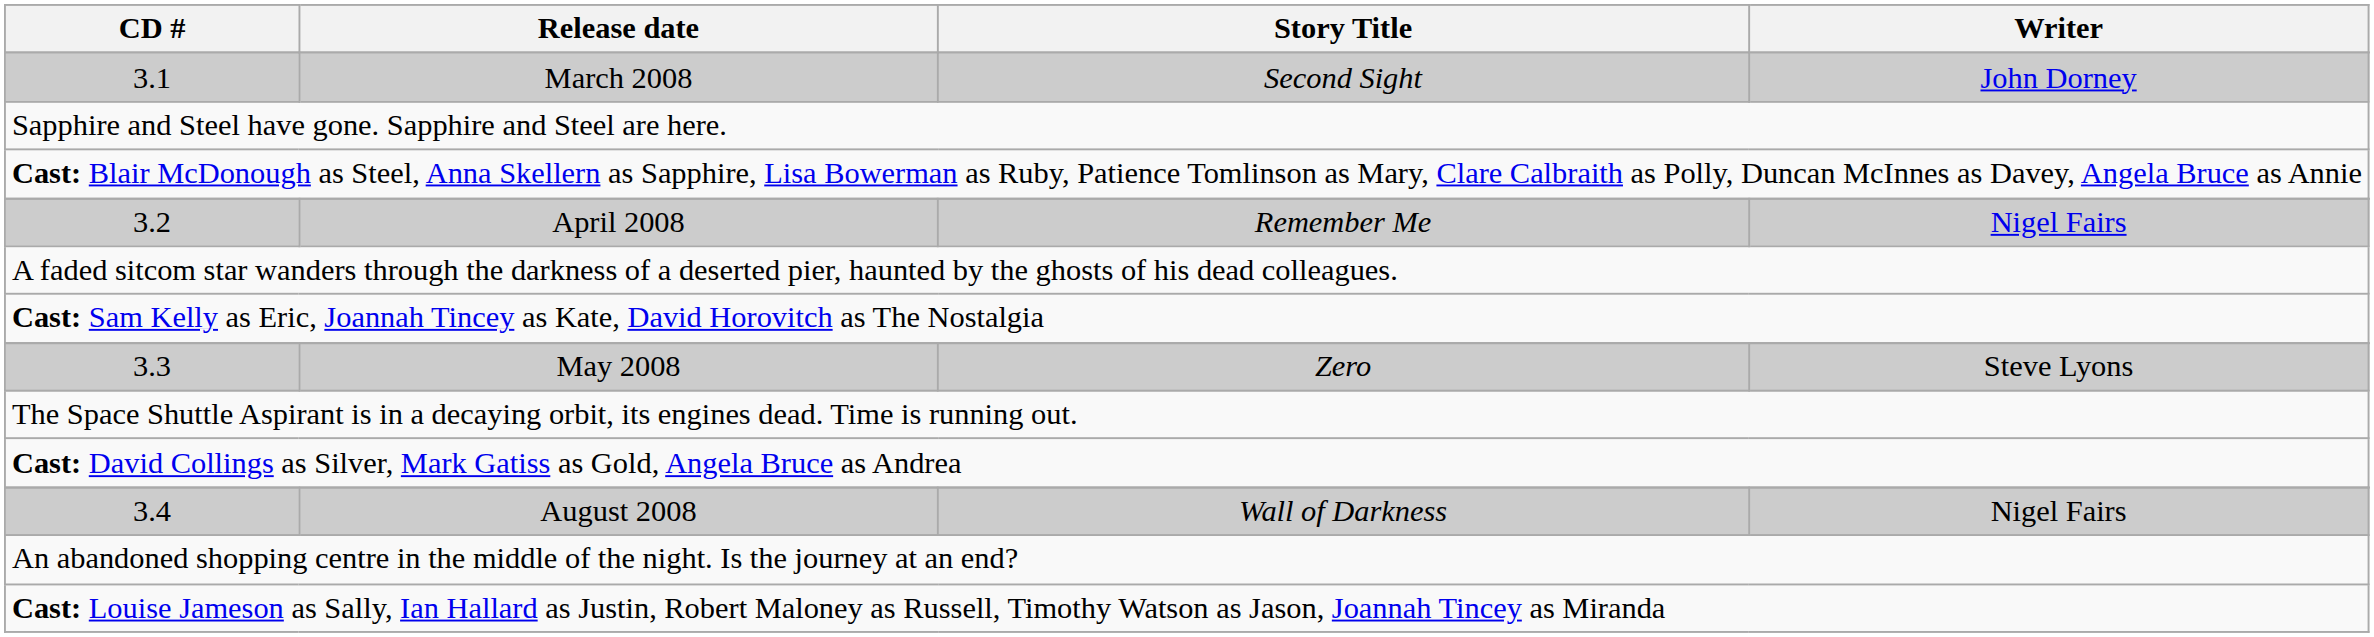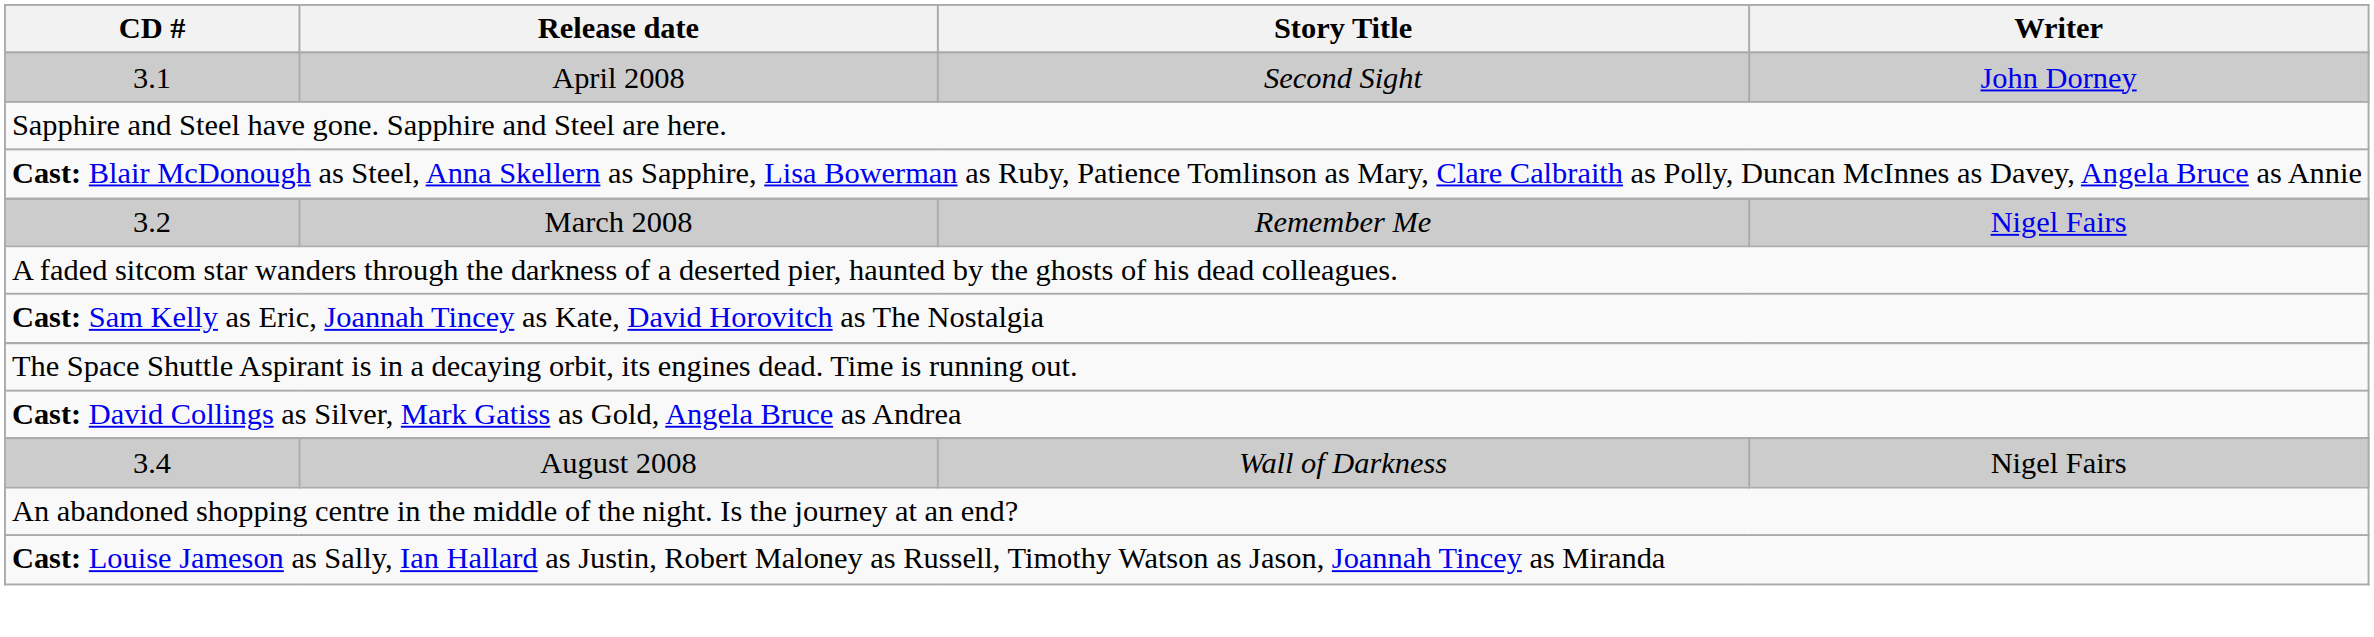(618, 76) March 2008 -> (618, 76) April 2008
(618, 221) April 2008 -> (618, 221) March 2008
- row: (152, 366)
